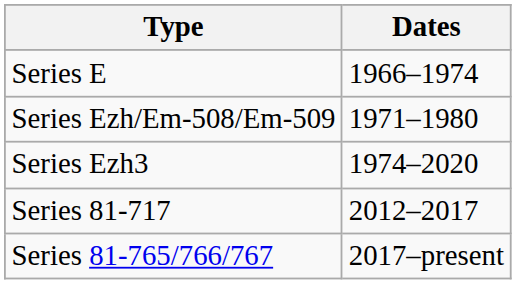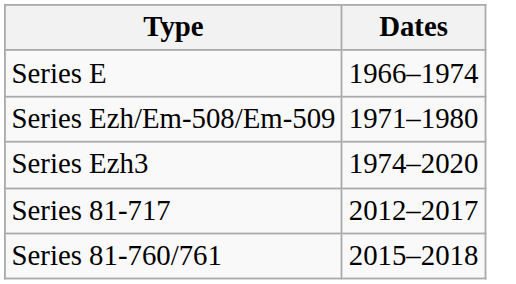+ row: (117, 255)
- row: (142, 255)
